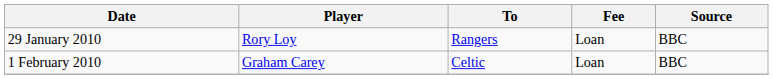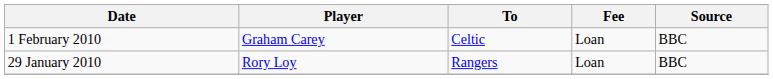rows swapped: (54, 39) <-> (54, 62)
